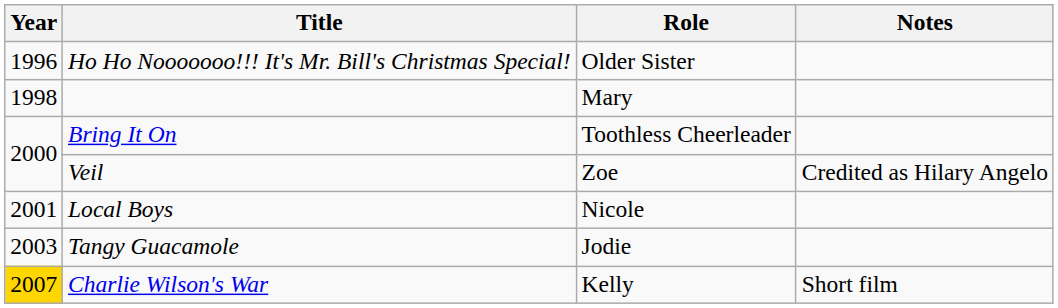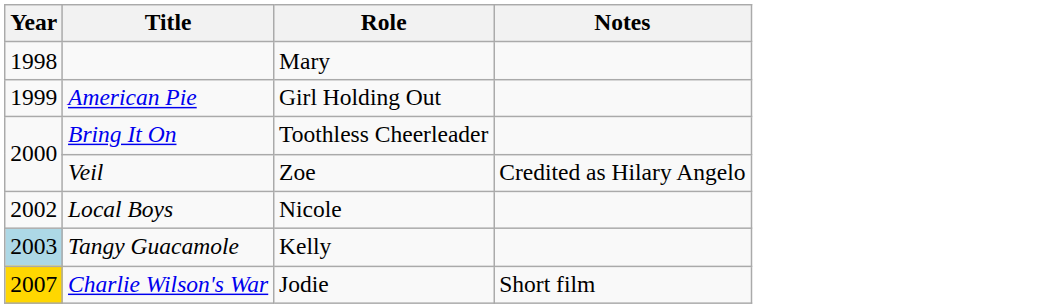- row: (319, 60)
+ row: (132, 97)
(34, 209) 2001 -> (34, 209) 2002
(34, 246) no background -> (34, 246) lightblue background
(606, 246) Jodie -> (305, 246) Kelly
(608, 284) Kelly -> (304, 284) Jodie
